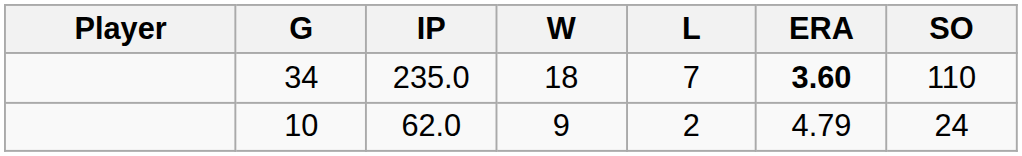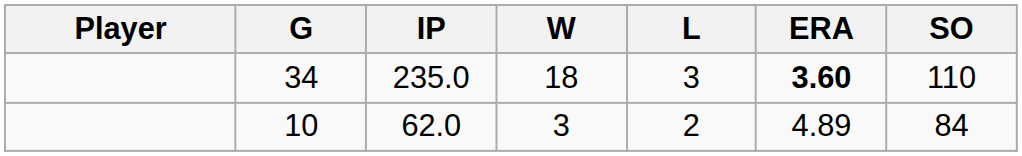(691, 77) 7 -> (691, 77) 3
(561, 126) 9 -> (561, 126) 3
(821, 126) 4.79 -> (821, 126) 4.89
(952, 126) 24 -> (952, 126) 84
